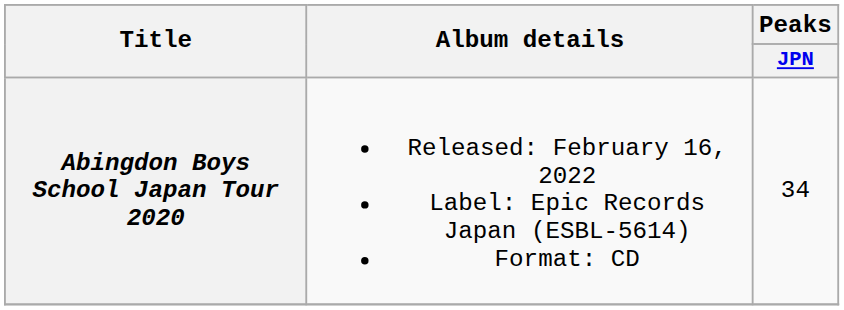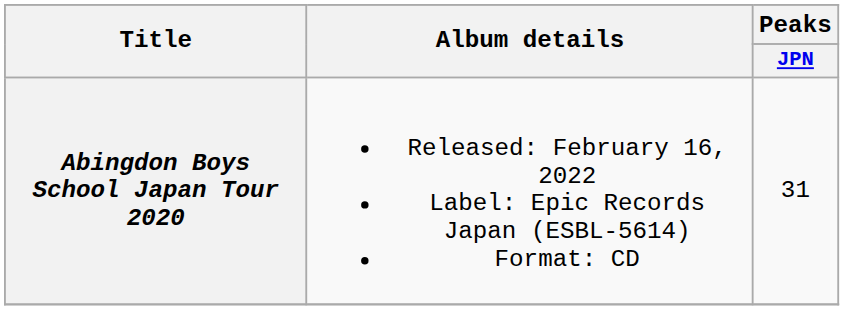(795, 190) 34 -> (795, 190) 31
